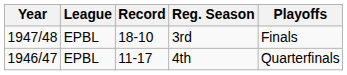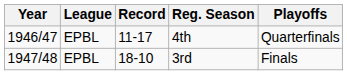rows swapped: (182, 59) <-> (182, 37)
